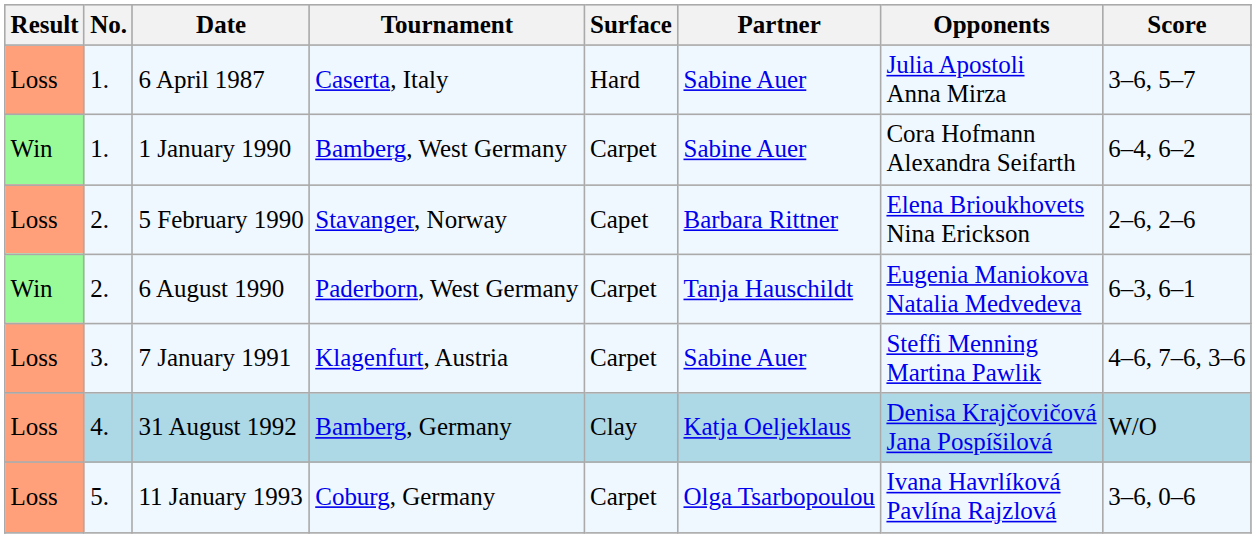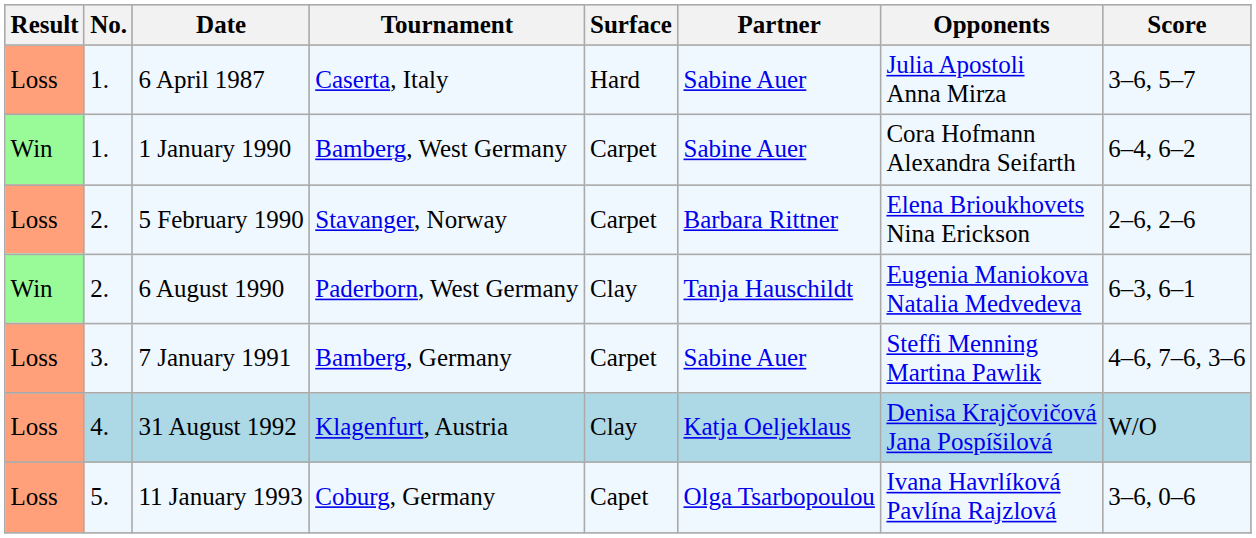(619, 218) Capet -> (623, 218) Carpet
(623, 287) Carpet -> (614, 287) Clay
(412, 357) Klagenfurt, Austria -> (414, 357) Bamberg, Germany
(414, 426) Bamberg, Germany -> (412, 426) Klagenfurt, Austria
(623, 496) Carpet -> (619, 496) Capet
